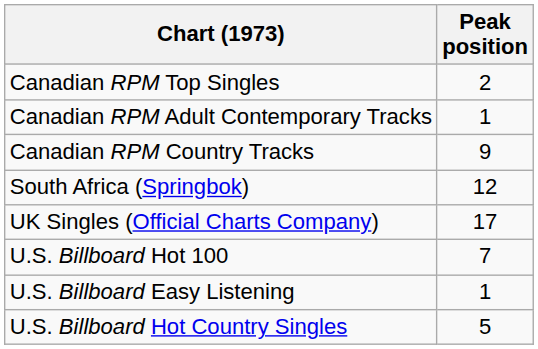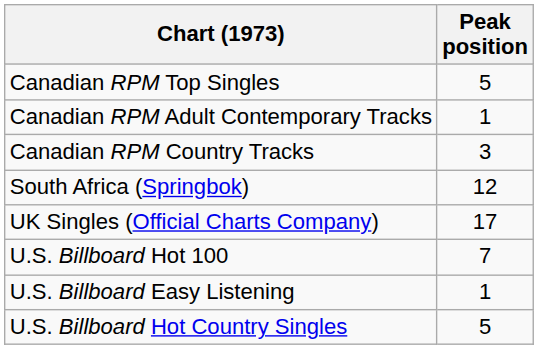(485, 81) 2 -> (485, 81) 5
(485, 151) 9 -> (485, 151) 3
